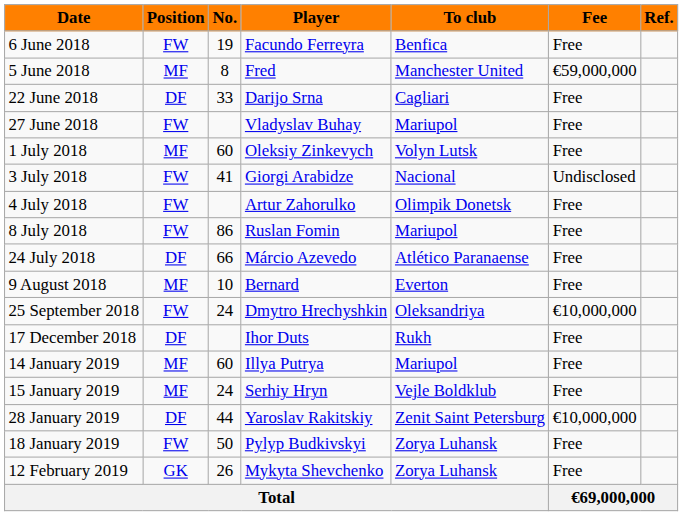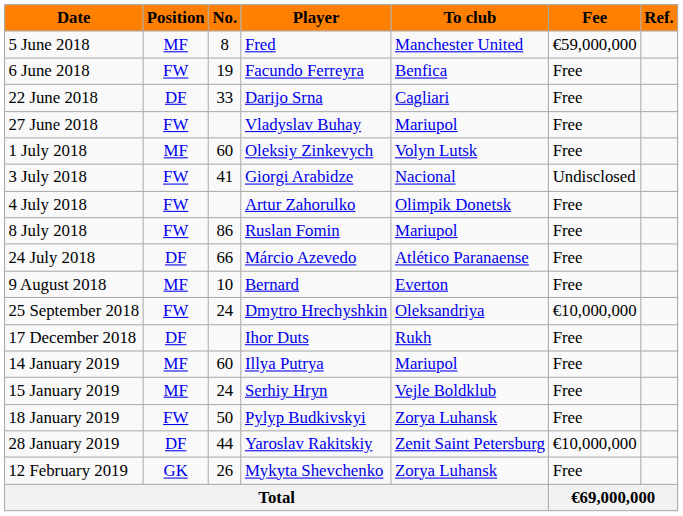rows swapped: (49, 71) <-> (49, 44)
rows swapped: (64, 444) <-> (64, 417)
